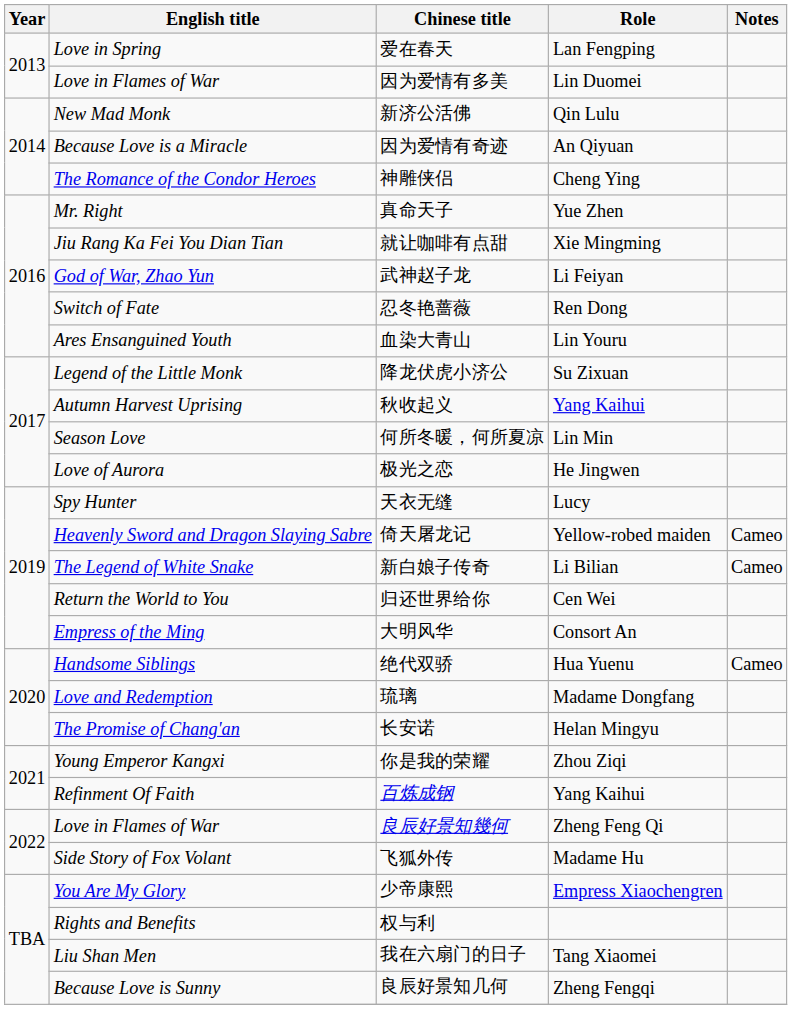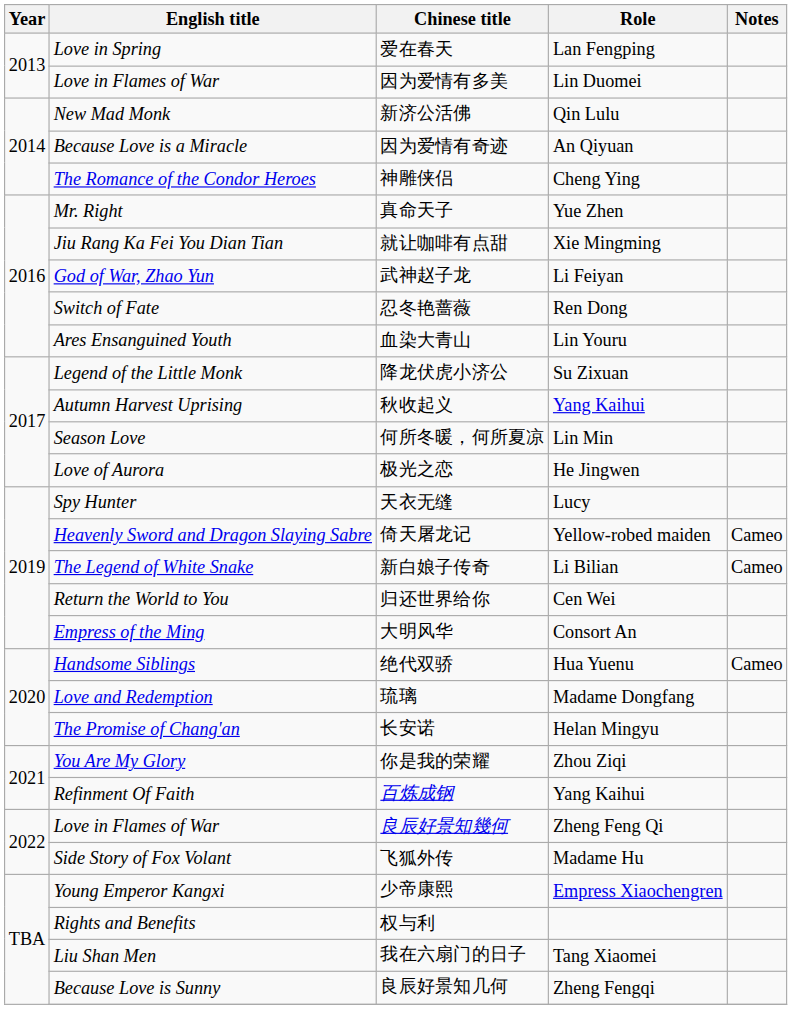(139, 761) Young Emperor Kangxi -> (119, 761) You Are My Glory
(119, 890) You Are My Glory -> (139, 890) Young Emperor Kangxi
